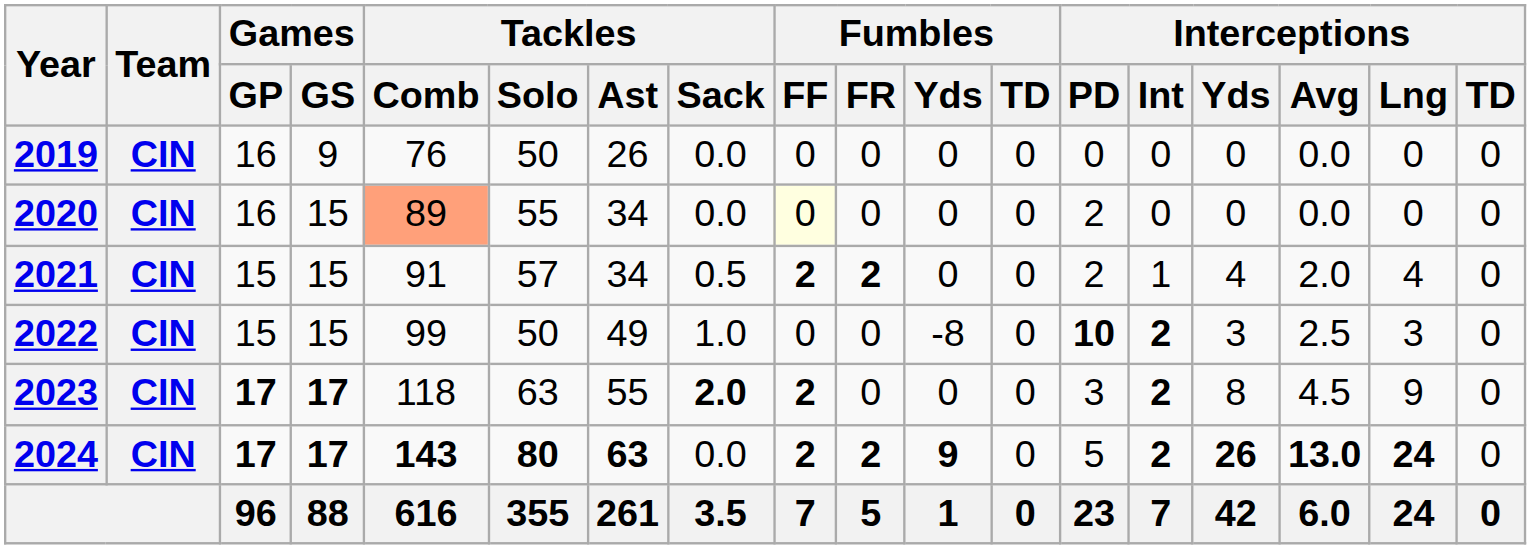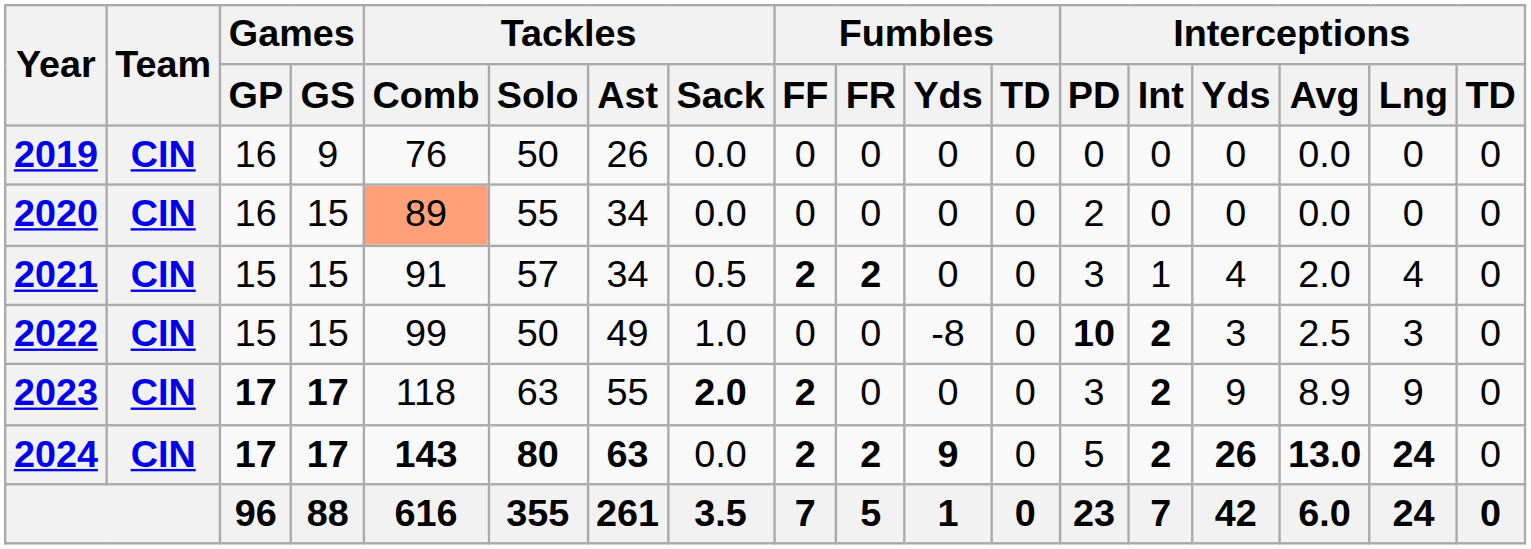(805, 214) lightyellow background -> (805, 214) no background
(1094, 273) 2 -> (1094, 273) 3
(1236, 393) 8 -> (1236, 393) 9
(1325, 393) 4.5 -> (1325, 393) 8.9
